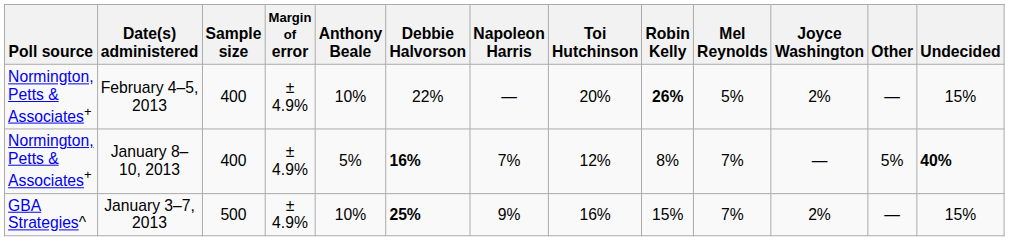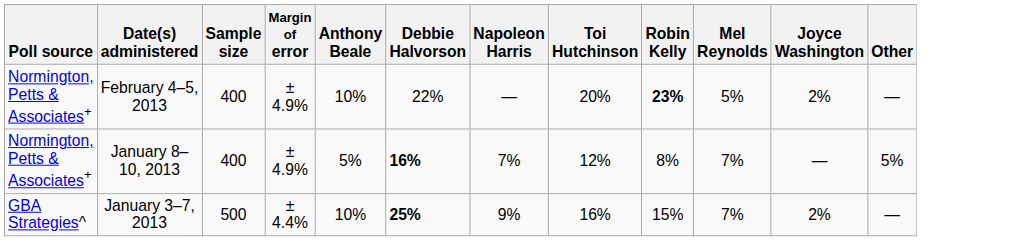- column: (960, 52)
(668, 96) 26% -> (668, 96) 23%
(290, 214) ± 4.9% -> (290, 214) ± 4.4%
